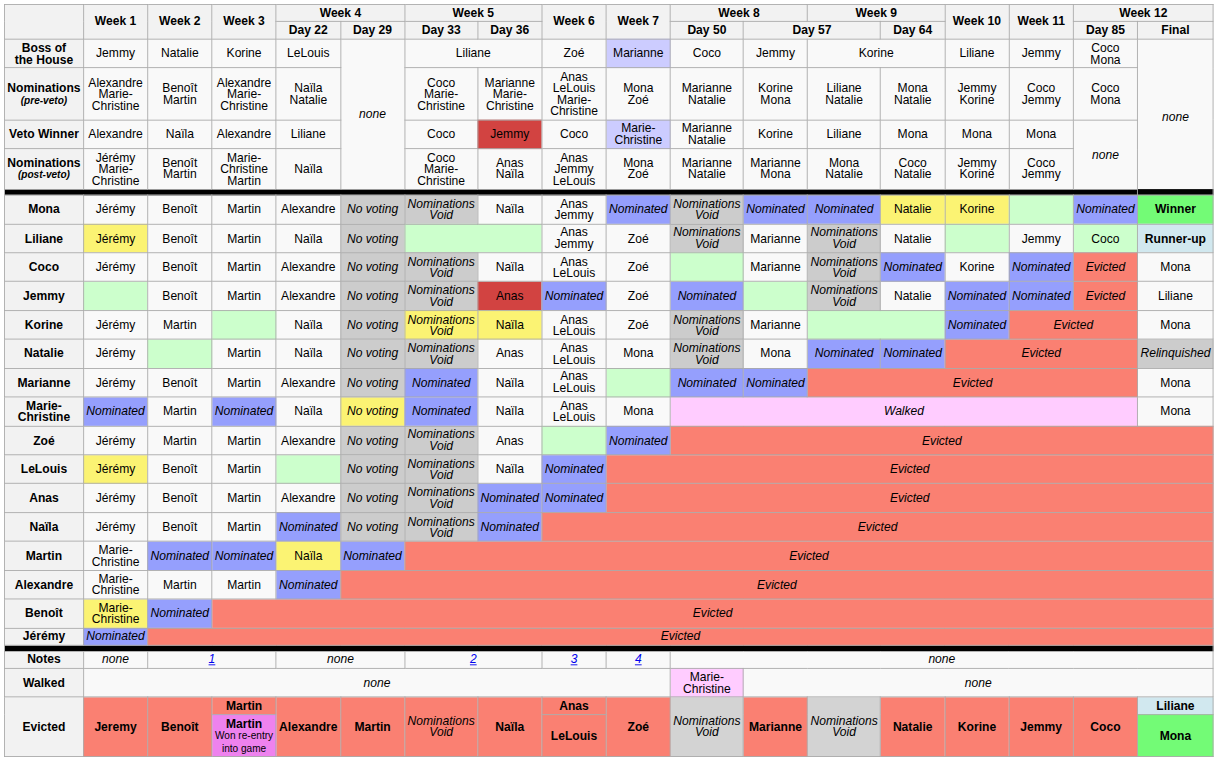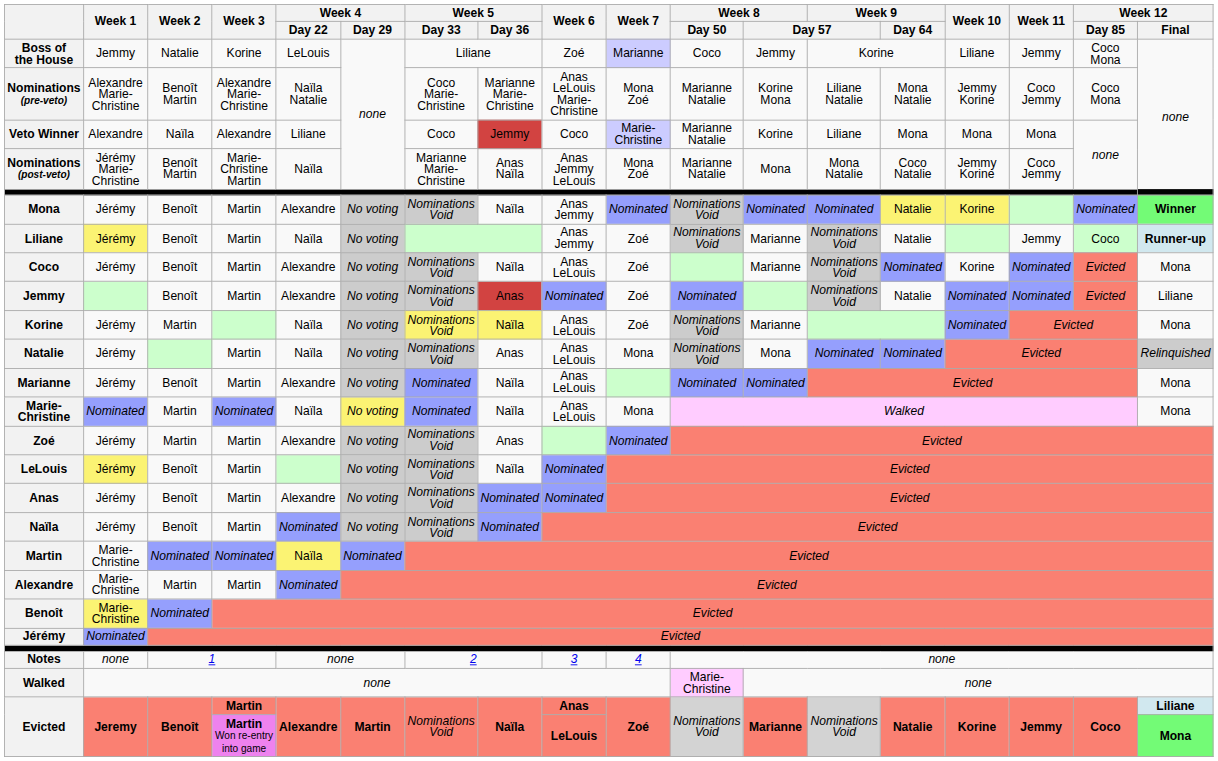(441, 169) Coco Marie-Christine -> (441, 169) Marianne Marie-Christine
(775, 169) Marianne Mona -> (775, 169) Mona
